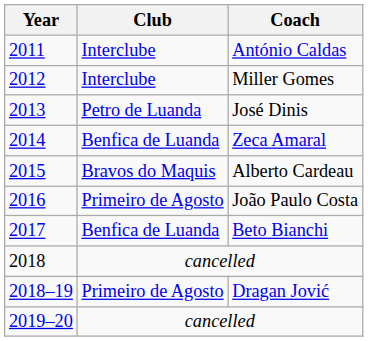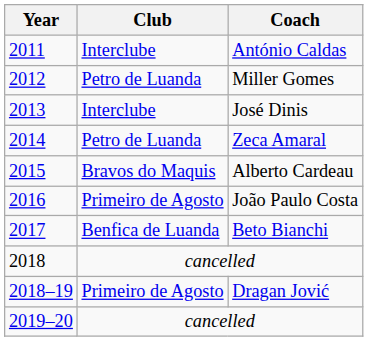(119, 80) Interclube -> (141, 80) Petro de Luanda
(141, 110) Petro de Luanda -> (119, 110) Interclube
(150, 140) Benfica de Luanda -> (141, 140) Petro de Luanda
